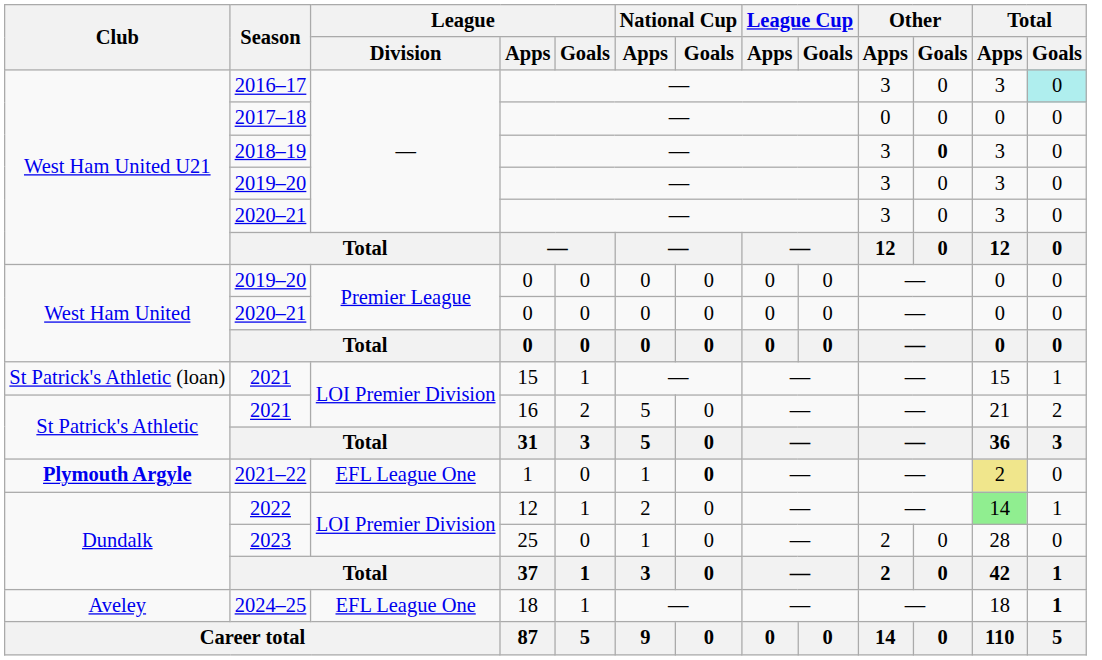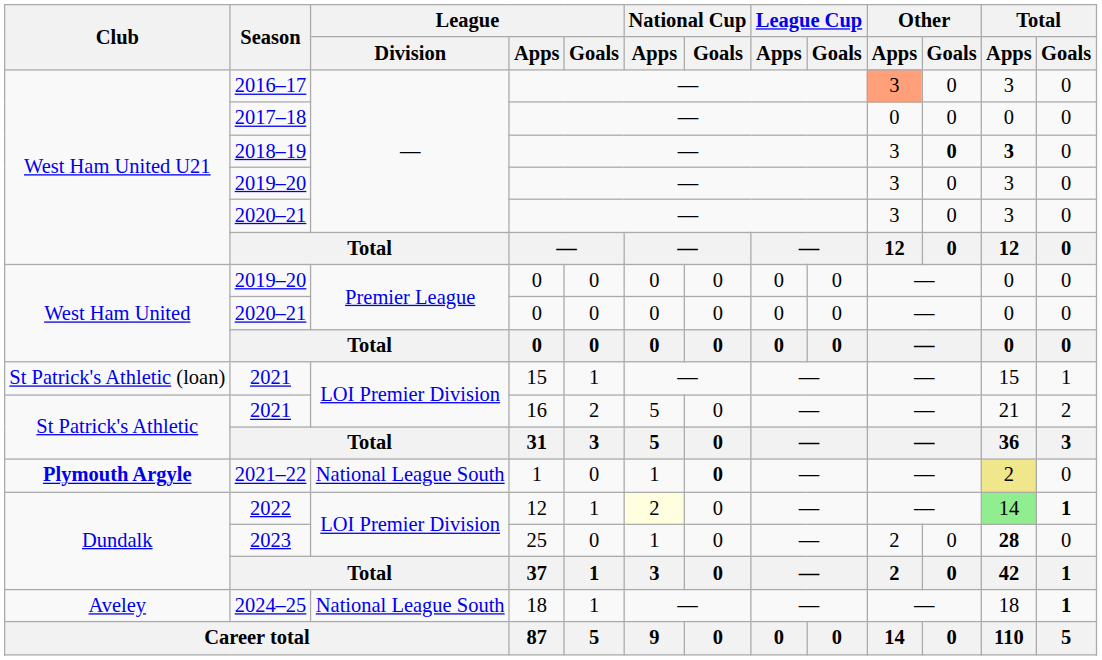(885, 85) no background -> (894, 85) lightsalmon background
(1057, 85) paleturquoise background -> (1066, 85) no background
(1000, 150) normal -> (1009, 150) bold
(406, 475) EFL League One -> (410, 475) National League South
(645, 507) no background -> (654, 507) lightyellow background
(1057, 507) normal -> (1066, 507) bold
(1000, 540) normal -> (1009, 540) bold
(406, 605) EFL League One -> (410, 605) National League South
